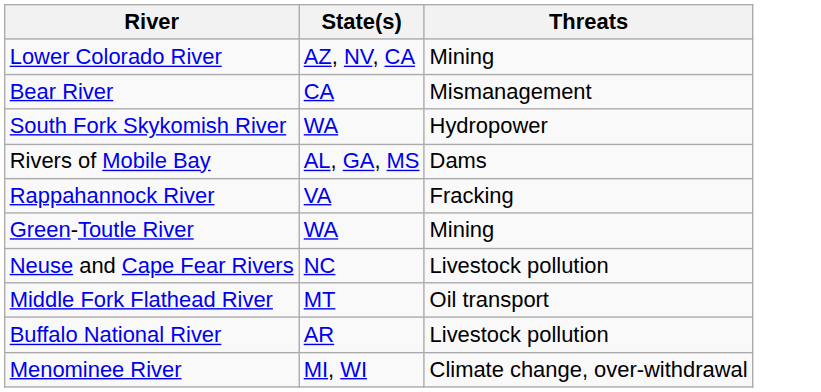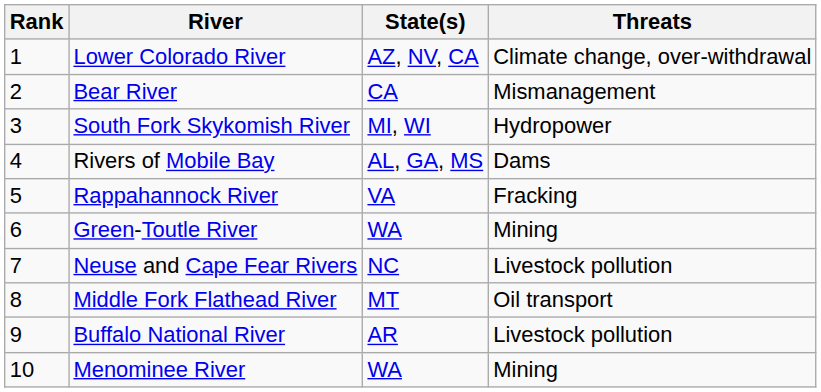+ column: (37, 21)
(462, 56) Mining -> (652, 56) Climate change, over-withdrawal
(321, 126) WA -> (399, 126) MI, WI
(335, 369) MI, WI -> (385, 369) WA
(589, 369) Climate change, over-withdrawal -> (526, 369) Mining
